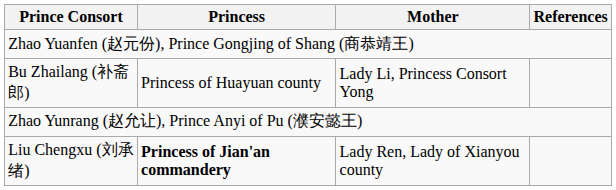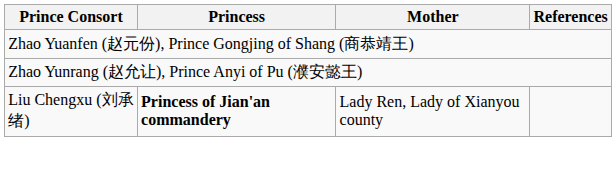- row: (69, 82)
